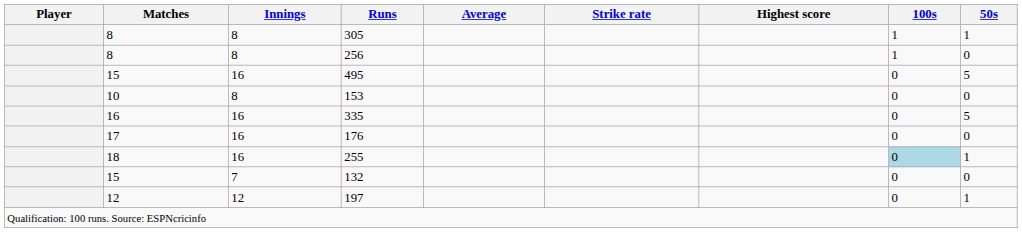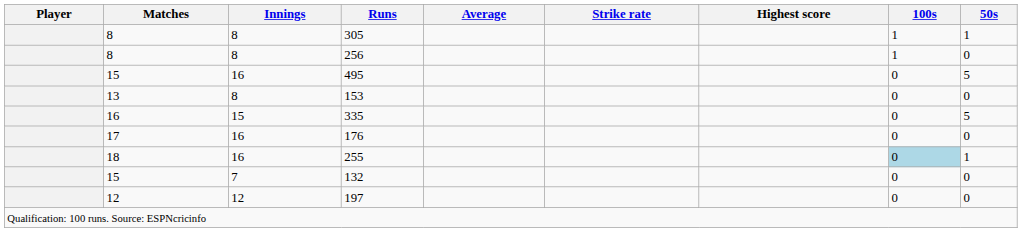(113, 95) 10 -> (113, 95) 13
(238, 116) 16 -> (238, 116) 15
(967, 197) 1 -> (967, 197) 0
